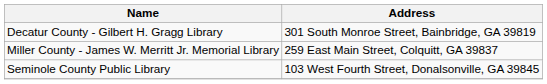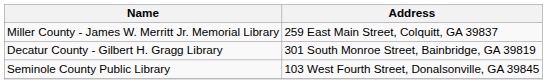rows swapped: (115, 32) <-> (143, 50)
